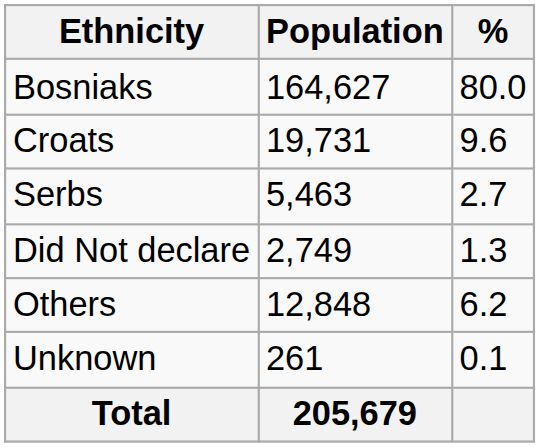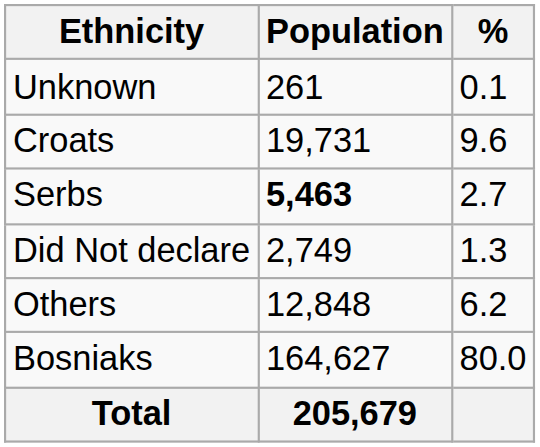rows swapped: (83, 86) <-> (85, 359)
(309, 195) normal -> (309, 195) bold
